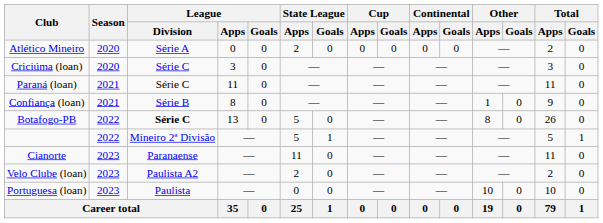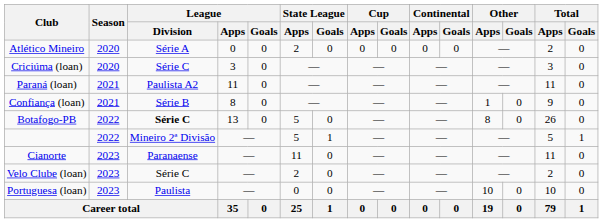(172, 84) Série C -> (172, 84) Paulista A2
(172, 173) Paulista A2 -> (172, 173) Série C
